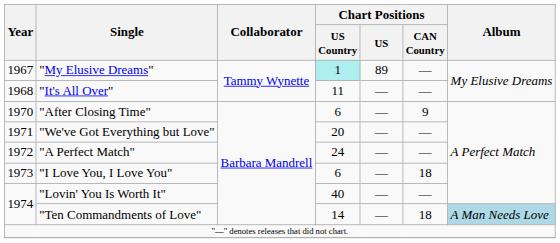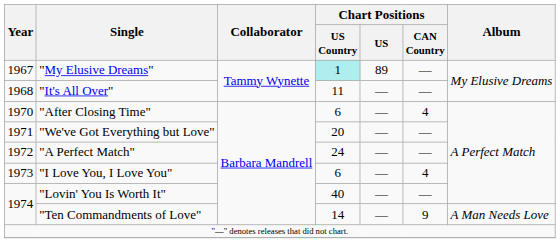(425, 111) 9 -> (425, 111) 4
(425, 173) 18 -> (425, 173) 4
(425, 214) 18 -> (425, 214) 9
(500, 214) lightblue background -> (500, 214) no background
